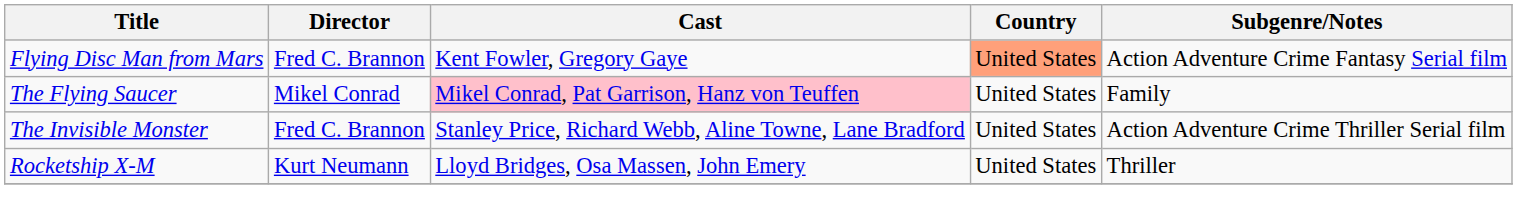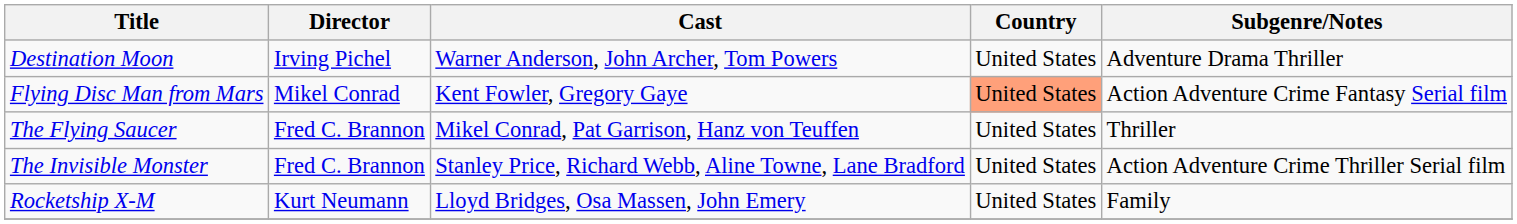+ row: (92, 58)
(349, 58) Fred C. Brannon -> (337, 93) Mikel Conrad
(337, 93) Mikel Conrad -> (349, 129) Fred C. Brannon
(647, 93) pink background -> (647, 129) no background
(1139, 93) Family -> (1141, 129) Thriller
(1141, 165) Thriller -> (1139, 201) Family
